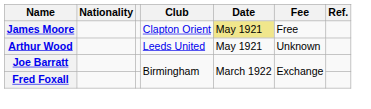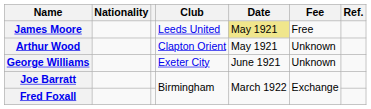(177, 29) Clapton Orient -> (189, 29) Leeds United
(174, 46) Leeds United -> (192, 46) Clapton Orient
+ row: (48, 63)
